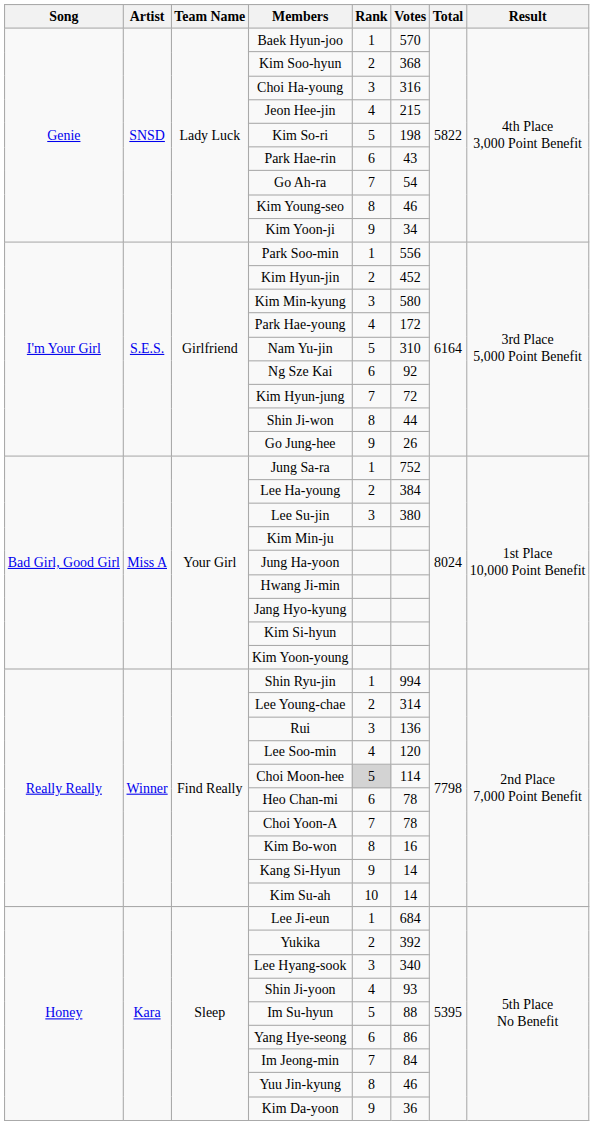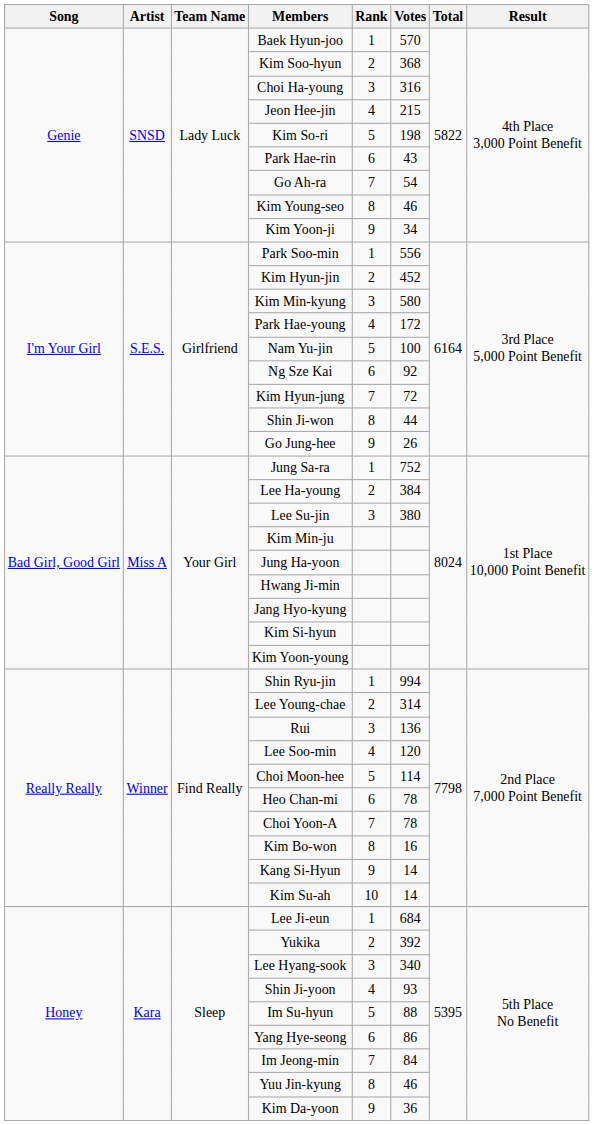(410, 348) 310 -> (410, 348) 100
(371, 776) lightgrey background -> (371, 776) no background
